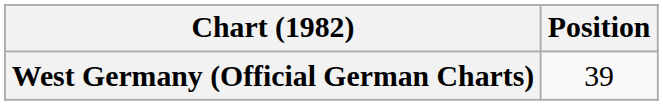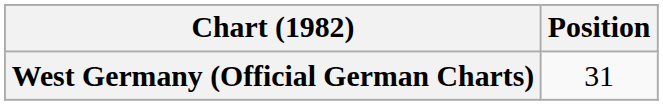(599, 75) 39 -> (599, 75) 31
